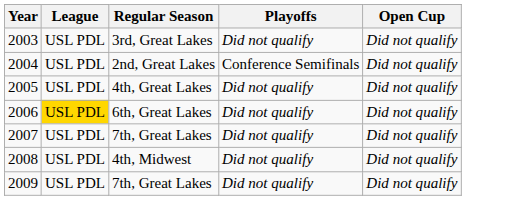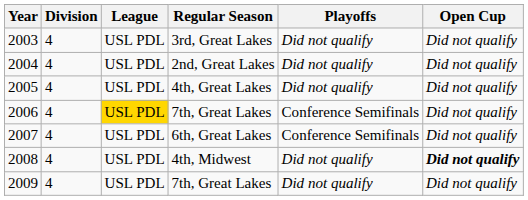+ column: (71, 16)
(291, 64) Conference Semifinals -> (327, 64) Did not qualify
(162, 111) 6th, Great Lakes -> (221, 111) 7th, Great Lakes
(268, 111) Did not qualify -> (350, 111) Conference Semifinals
(162, 135) 7th, Great Lakes -> (221, 135) 6th, Great Lakes
(268, 135) Did not qualify -> (350, 135) Conference Semifinals
(412, 159) normal -> (473, 159) bold
